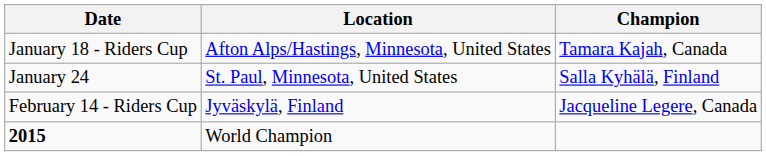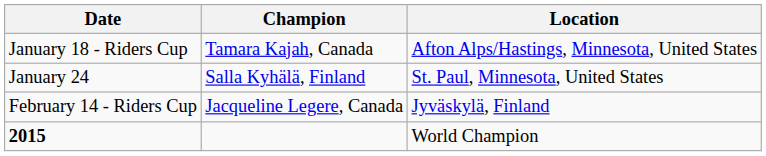columns swapped: (378, 19) <-> (658, 19)
